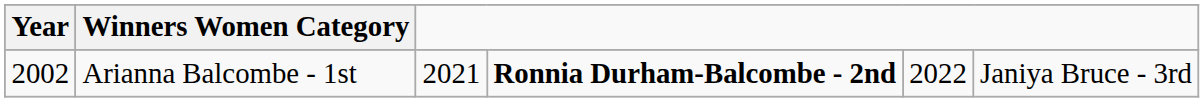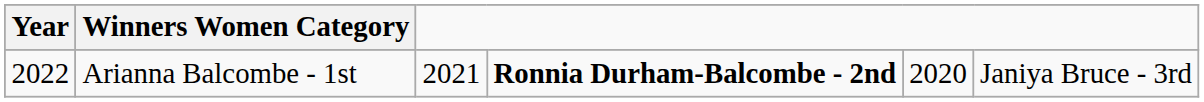(40, 73) 2002 -> (40, 73) 2022
(938, 73) 2022 -> (938, 73) 2020
